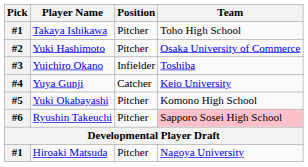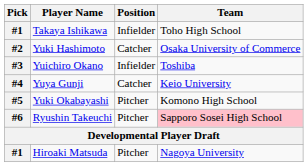(133, 30) Pitcher -> (136, 30) Infielder
(133, 48) Pitcher -> (134, 48) Catcher
